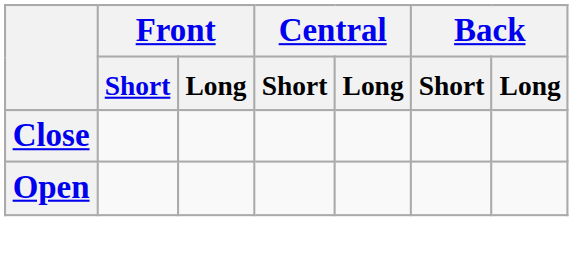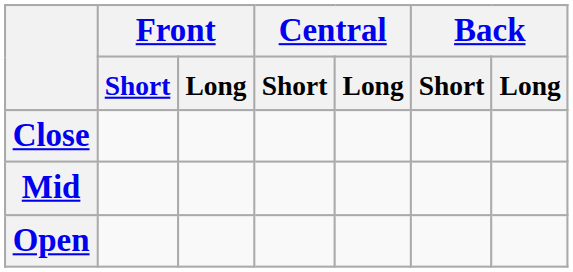+ row: (51, 187)
